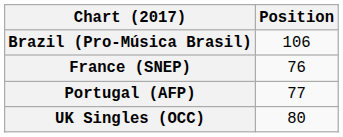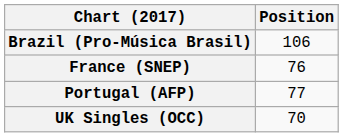(297, 119) 80 -> (297, 119) 70
